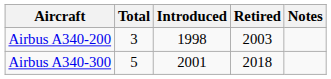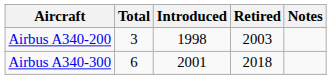(134, 62) 5 -> (134, 62) 6
